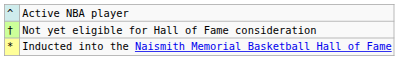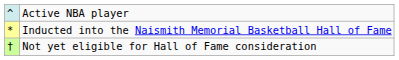rows swapped: (207, 47) <-> (169, 30)
